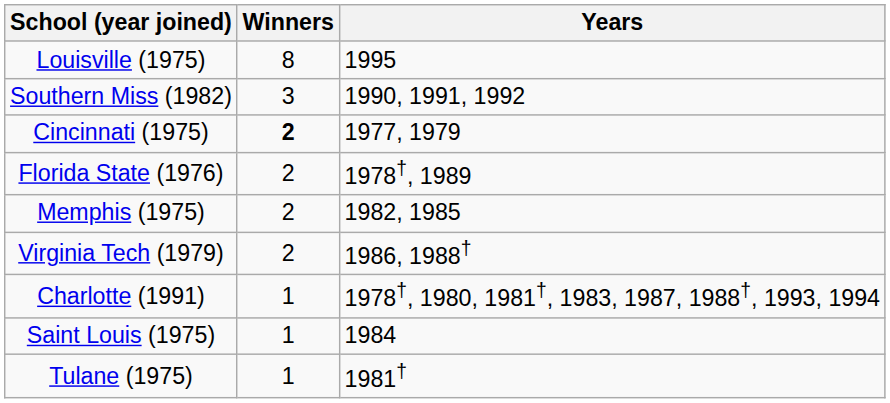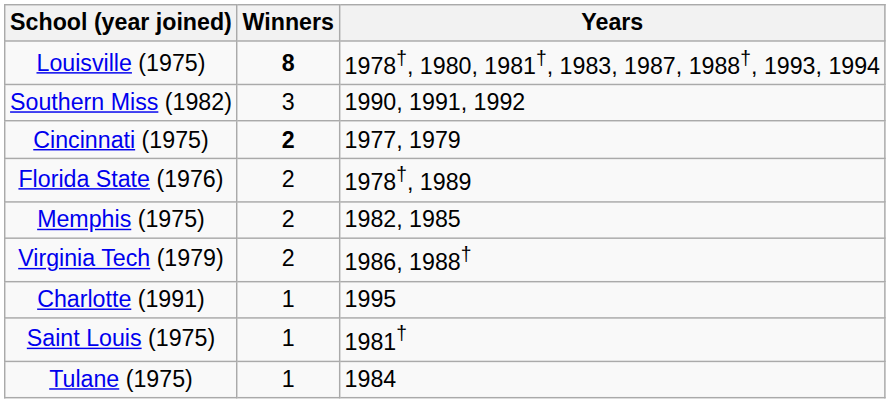(288, 59) normal -> (288, 62) bold
(370, 59) 1995 -> (612, 62) 1978†, 1980, 1981†, 1983, 1987, 1988†, 1993, 1994
(612, 296) 1978†, 1980, 1981†, 1983, 1987, 1988†, 1993, 1994 -> (370, 299) 1995
(370, 336) 1984 -> (376, 339) 1981†
(376, 376) 1981† -> (370, 379) 1984
